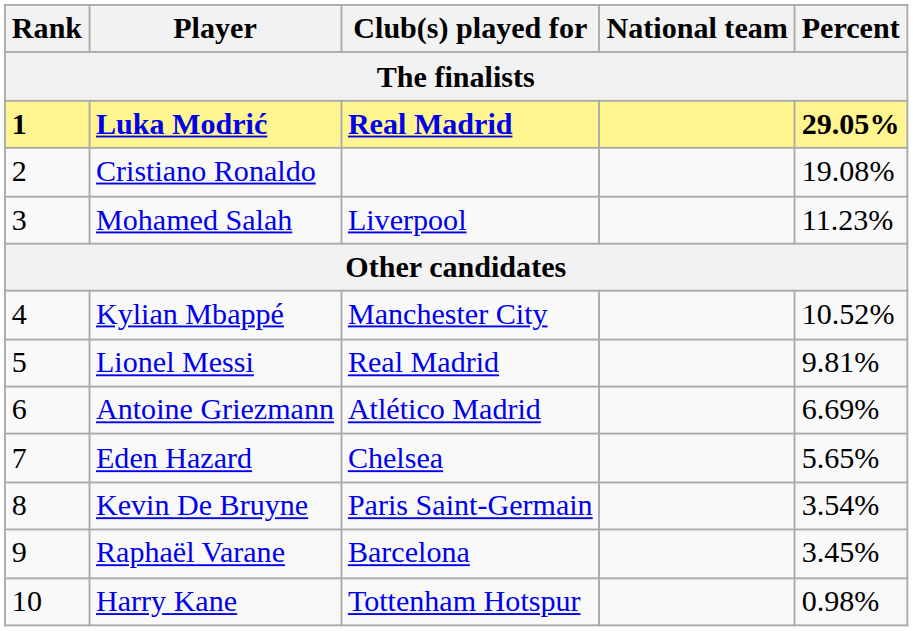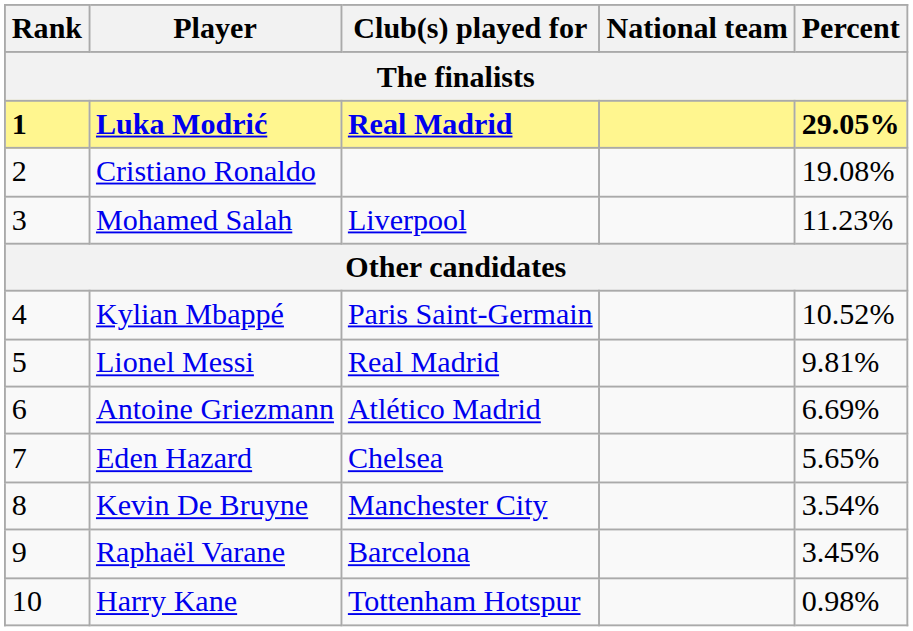(448, 314) Manchester City -> (470, 314) Paris Saint-Germain
(470, 505) Paris Saint-Germain -> (448, 505) Manchester City
